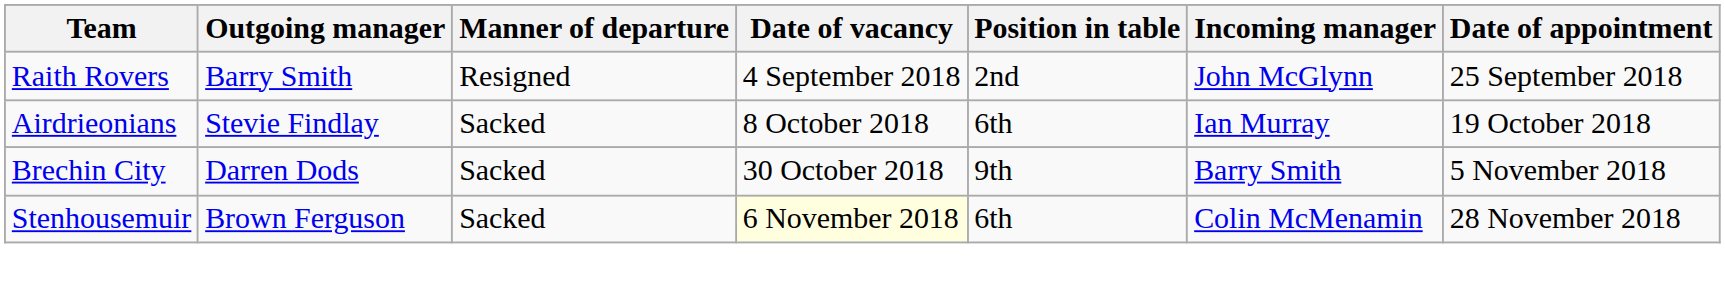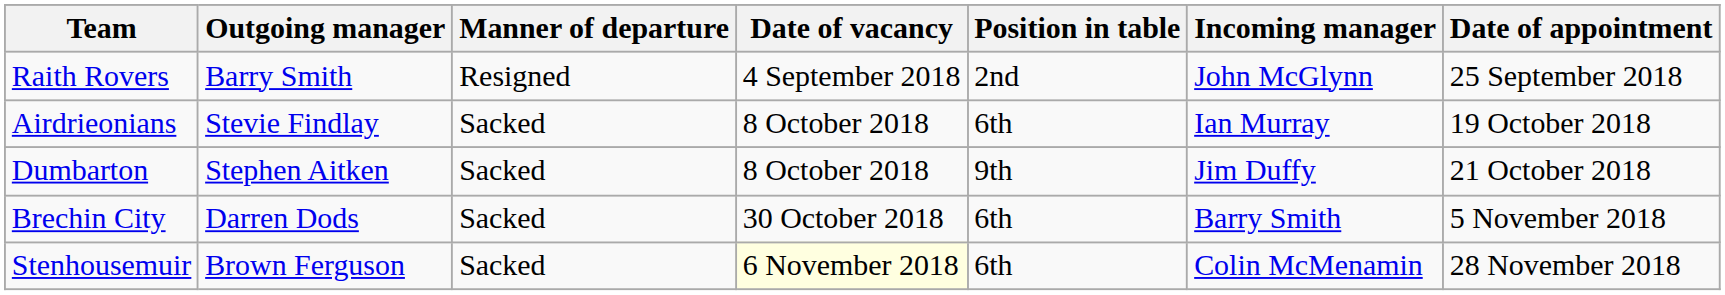+ row: (80, 170)
(993, 170) 9th -> (993, 218) 6th
